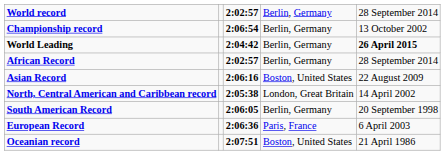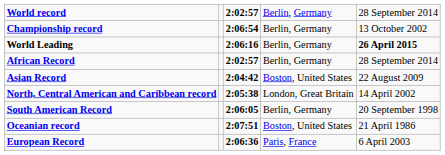(242, 45) 2:04:42 -> (242, 45) 2:06:16
(242, 77) 2:06:16 -> (242, 77) 2:04:42
rows swapped: (45, 126) <-> (43, 142)
